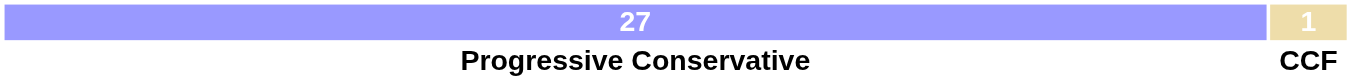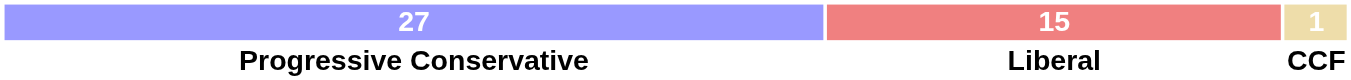+ column: (1054, 21)
